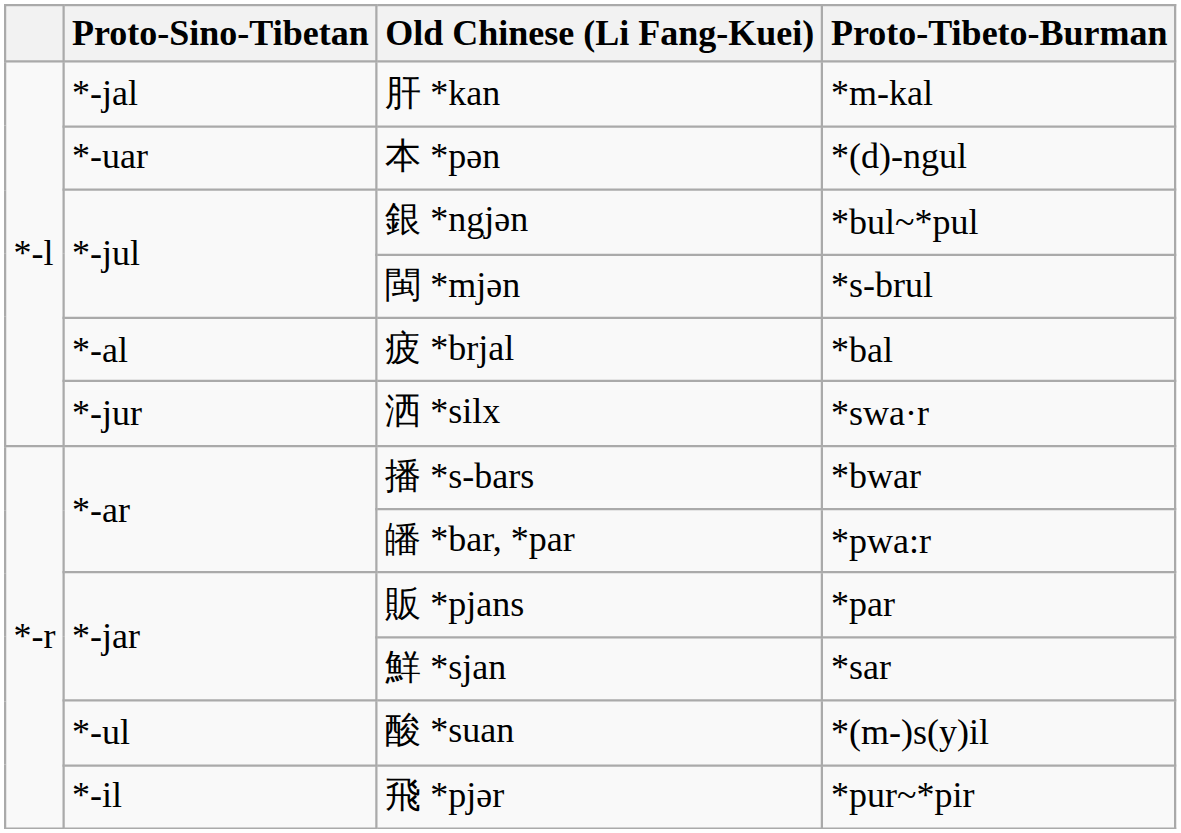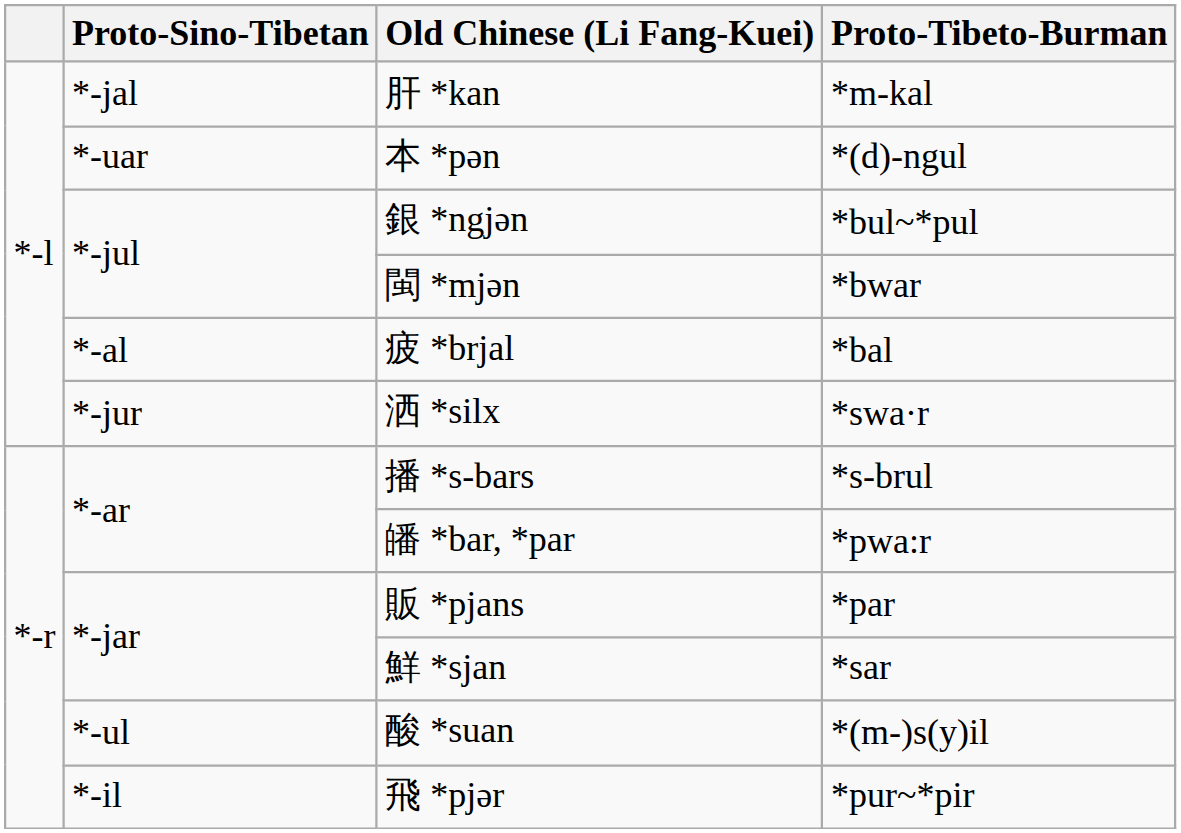(882, 285) *s-brul -> (876, 285) *bwar
(876, 476) *bwar -> (882, 476) *s-brul
